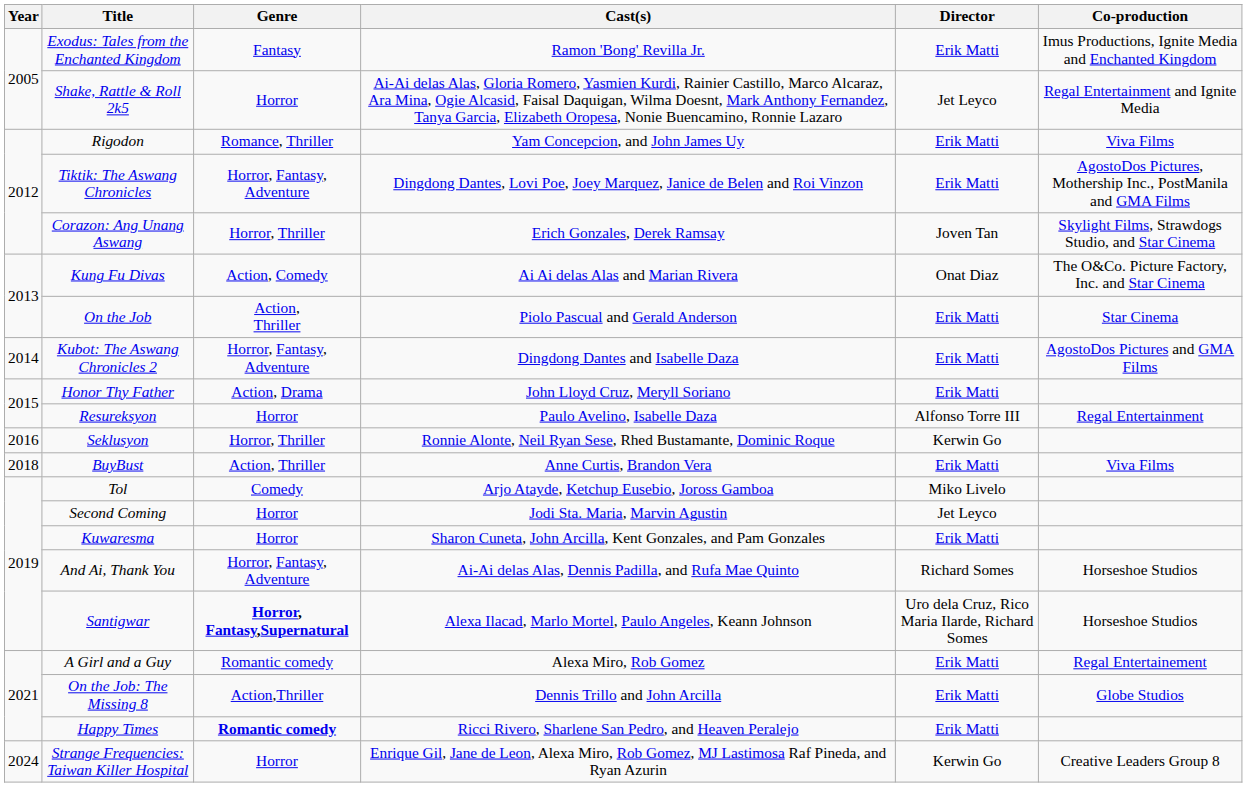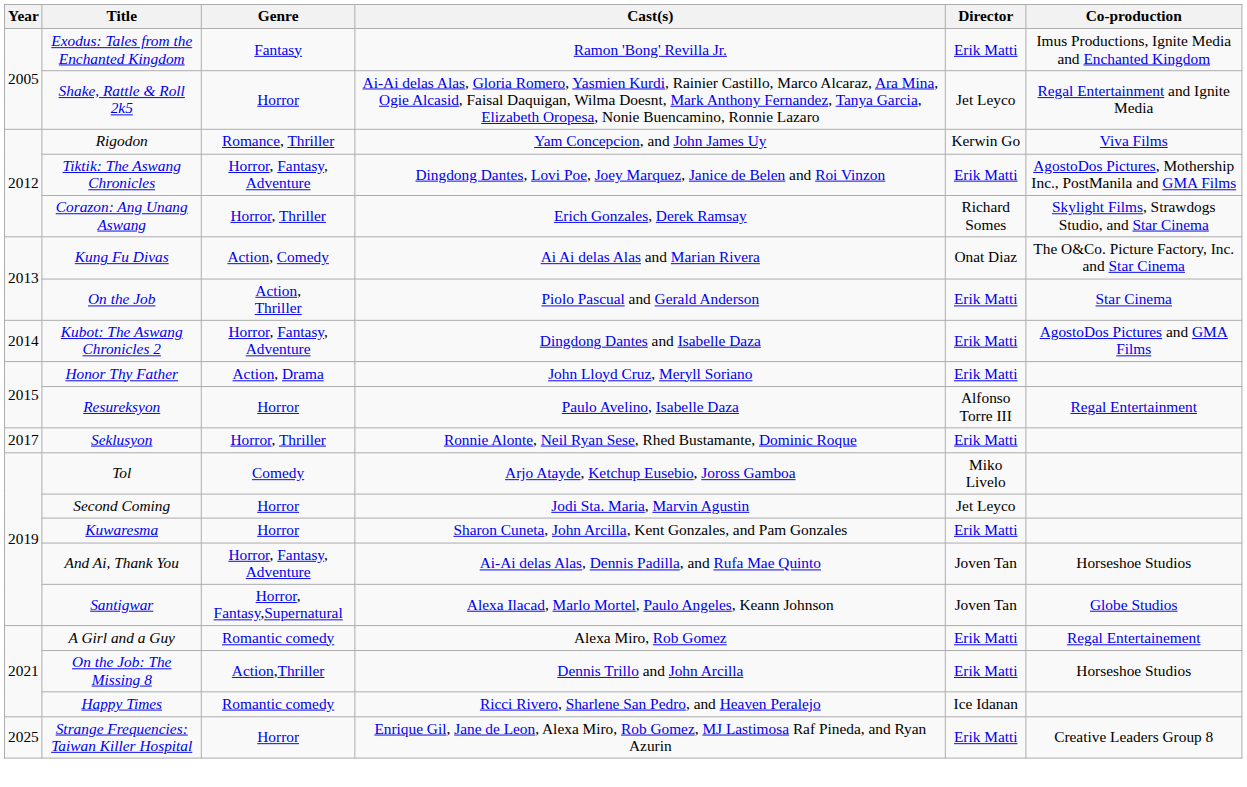(967, 141) Erik Matti -> (986, 141) Kerwin Go
(967, 233) Joven Tan -> (986, 216) Richard Somes
(23, 440) 2016 -> (23, 440) 2017
(967, 440) Kerwin Go -> (986, 440) Erik Matti
- row: (118, 464)
(967, 570) Richard Somes -> (986, 563) Joven Tan
(277, 620) bold -> (278, 605) normal
(967, 620) Uro dela Cruz, Rico Maria Ilarde, Richard Somes -> (986, 605) Joven Tan
(1140, 620) Horseshoe Studios -> (1134, 605) Globe Studios
(1140, 695) Globe Studios -> (1134, 671) Horseshoe Studios
(277, 728) bold -> (278, 704) normal
(967, 728) Erik Matti -> (986, 704) Ice Idanan
(23, 761) 2024 -> (23, 737) 2025
(967, 761) Kerwin Go -> (986, 737) Erik Matti
